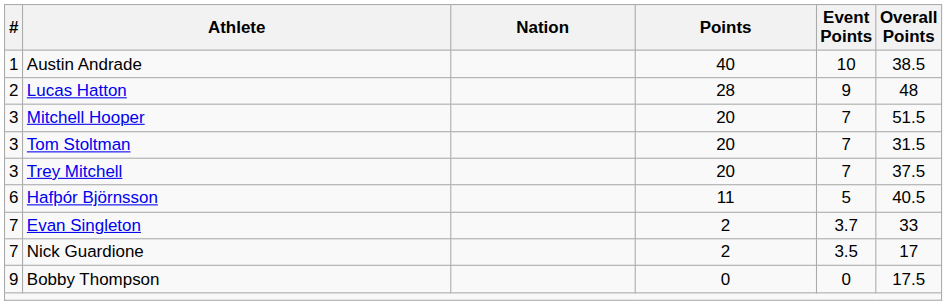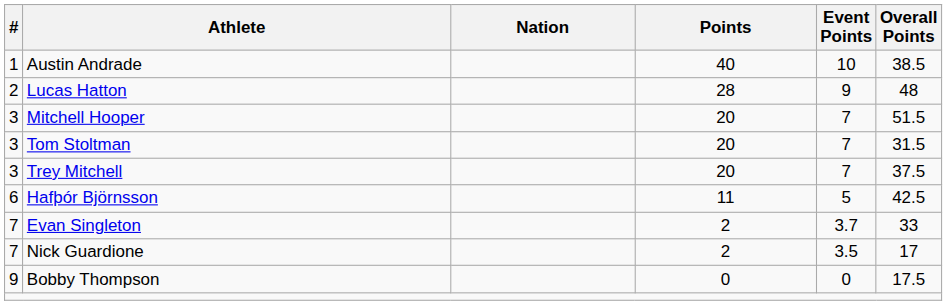(909, 198) 40.5 -> (909, 198) 42.5
